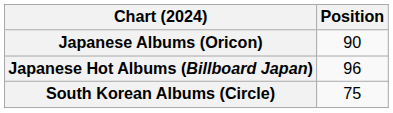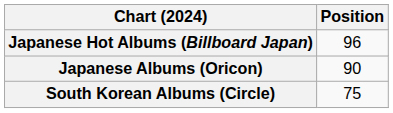rows swapped: (161, 42) <-> (161, 68)
